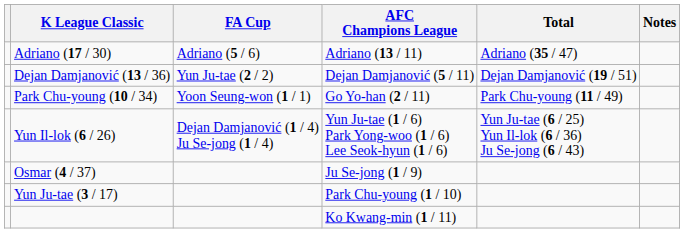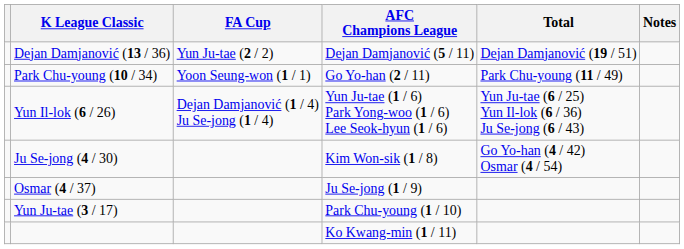- row: (63, 53)
+ row: (66, 158)
